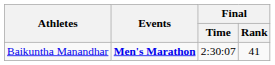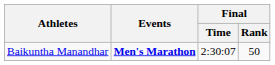(254, 51) 41 -> (254, 51) 50
